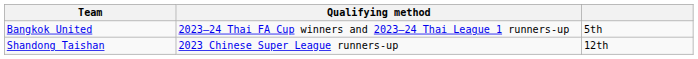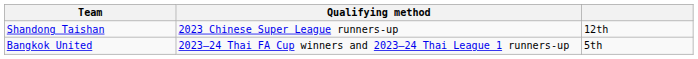rows swapped: (50, 29) <-> (56, 46)
